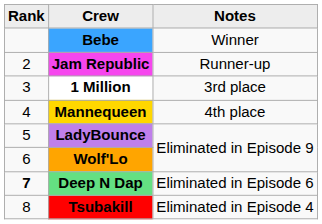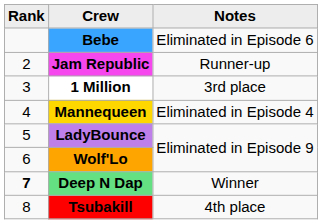(235, 40) Winner -> (235, 40) Eliminated in Episode 6
(235, 111) 4th place -> (235, 111) Eliminated in Episode 4
(235, 183) Eliminated in Episode 6 -> (235, 183) Winner
(235, 207) Eliminated in Episode 4 -> (235, 207) 4th place
